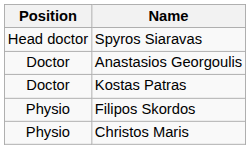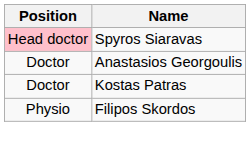(48, 39) no background -> (48, 39) pink background
- row: (142, 132)
